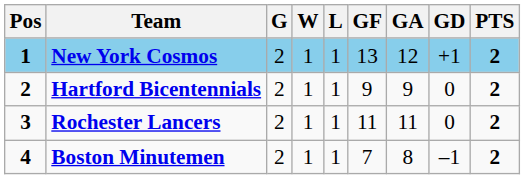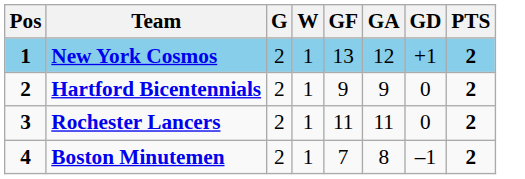- column: (335, 21)
